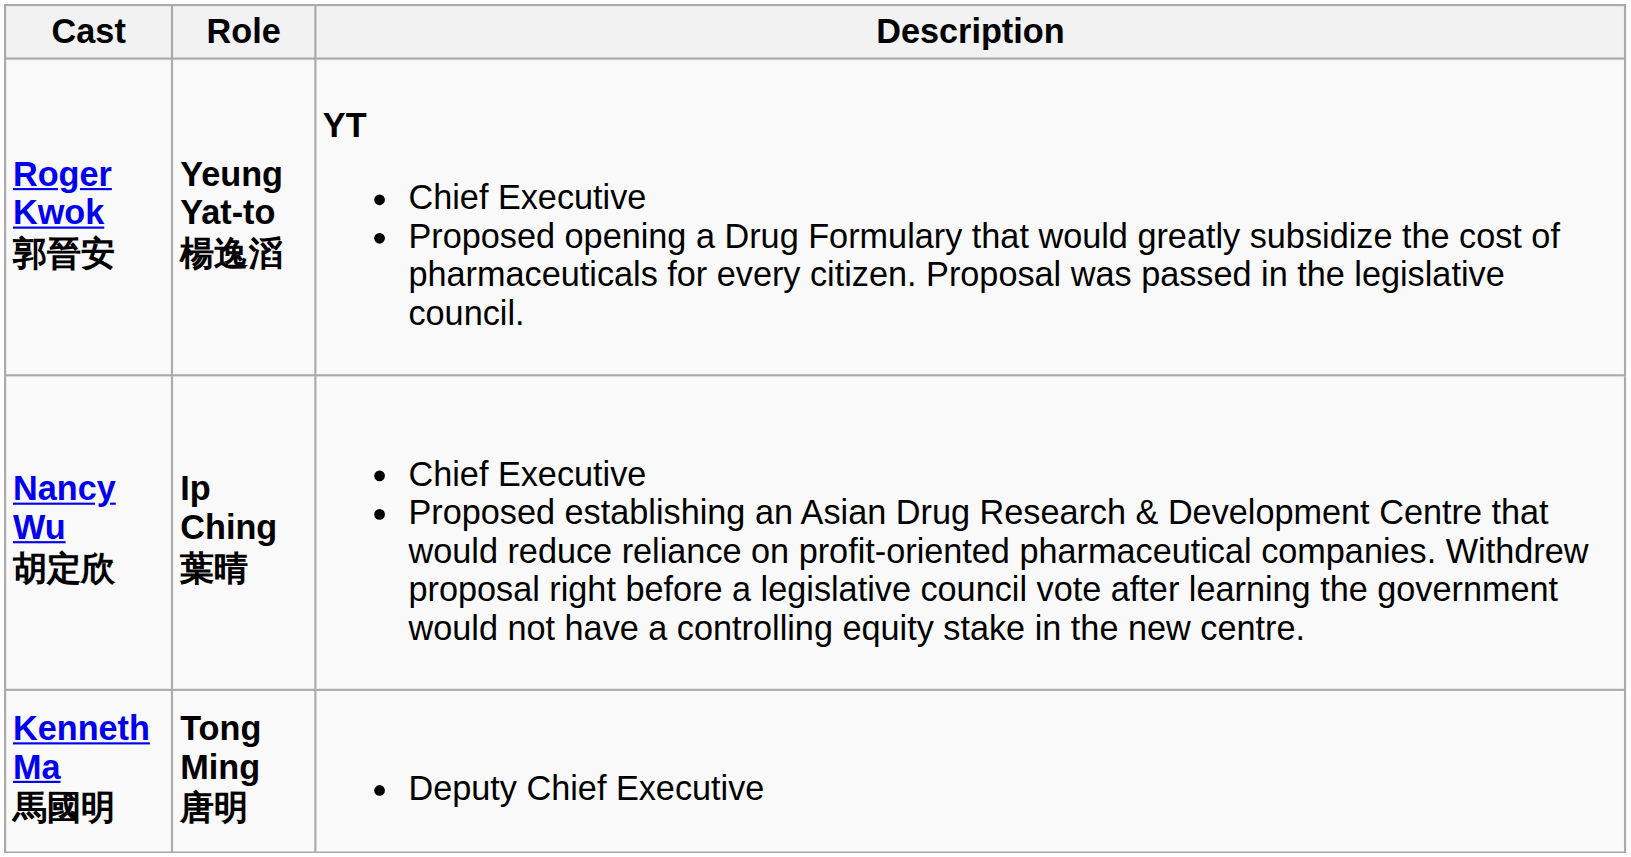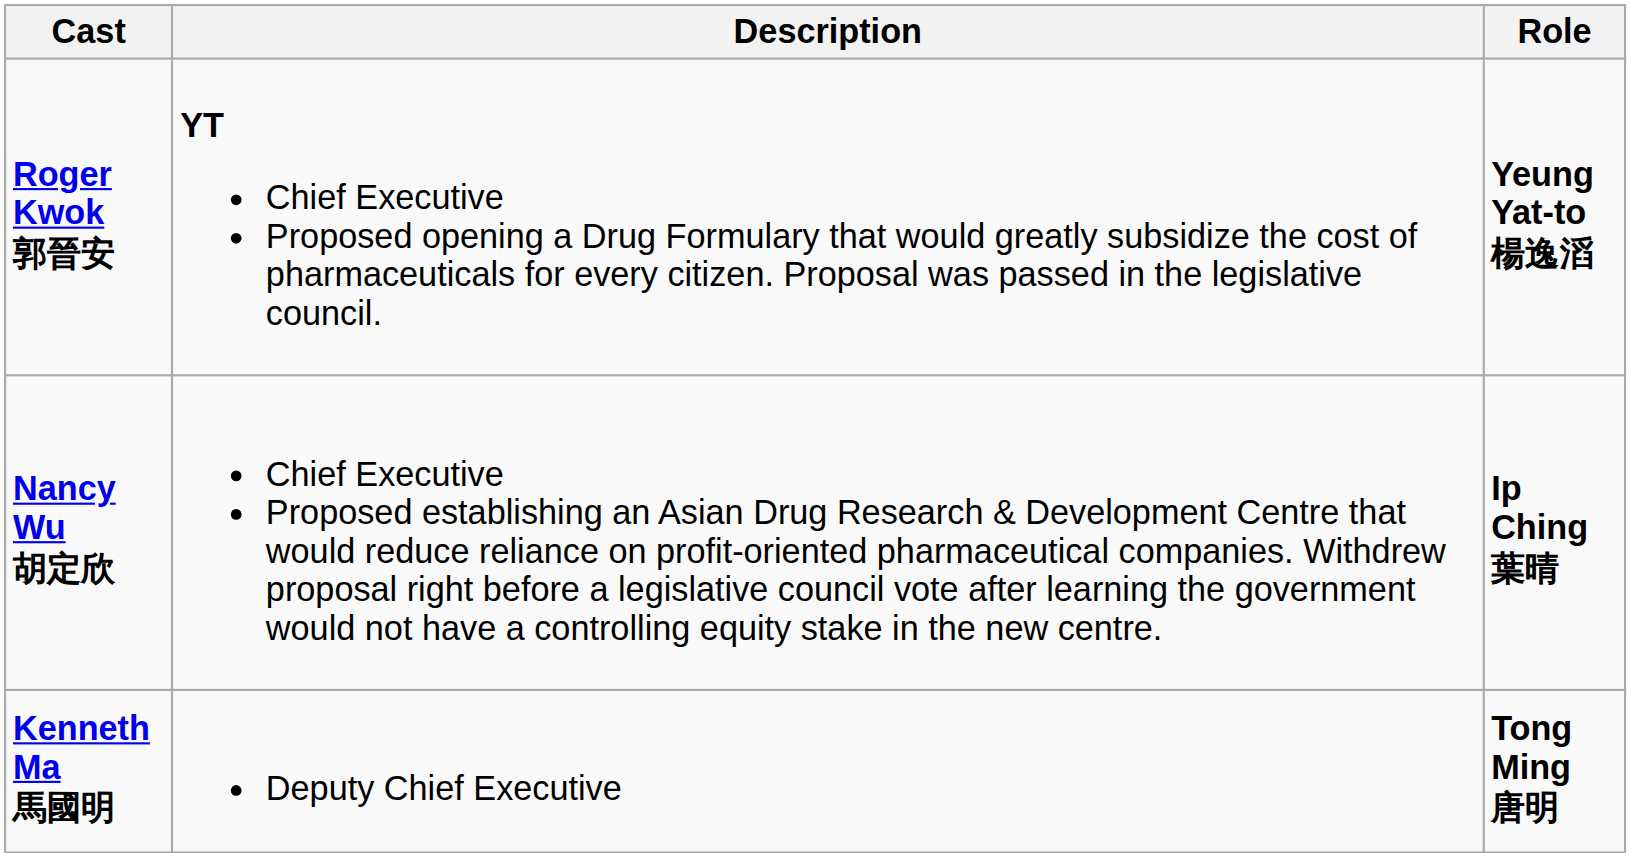columns swapped: (244, 31) <-> (970, 31)
